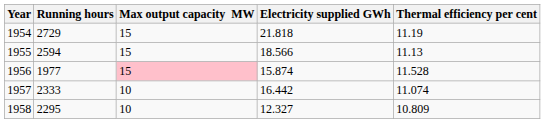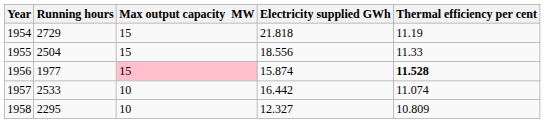(49, 52) 2594 -> (49, 52) 2504
(277, 52) 18.566 -> (277, 52) 18.556
(410, 52) 11.13 -> (410, 52) 11.33
(413, 71) normal -> (412, 71) bold
(49, 90) 2333 -> (49, 90) 2533
